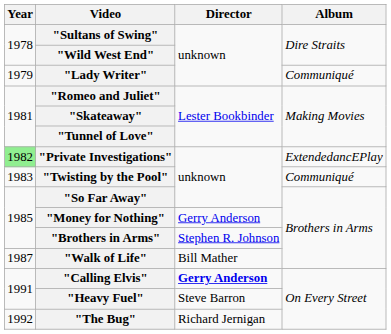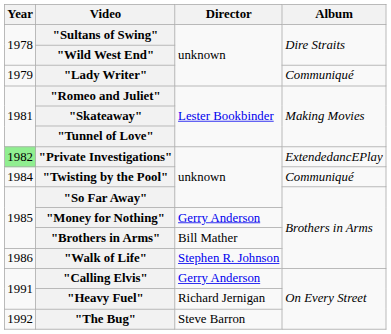(20, 177) 1983 -> (20, 177) 1984
(229, 237) Stephen R. Johnson -> (208, 237) Bill Mather
(20, 258) 1987 -> (20, 258) 1986
(208, 258) Bill Mather -> (229, 258) Stephen R. Johnson
(223, 278) bold -> (219, 278) normal
(212, 298) Steve Barron -> (222, 298) Richard Jernigan
(222, 319) Richard Jernigan -> (212, 319) Steve Barron
